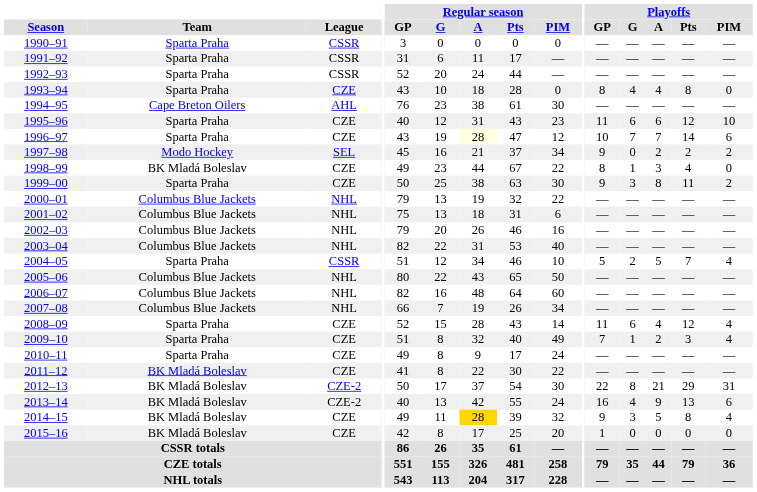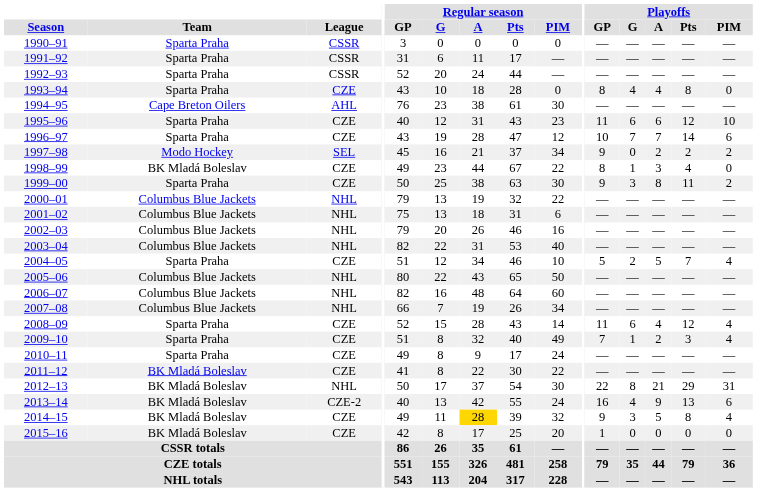(478, 136) lightyellow background -> (478, 136) no background
(344, 261) CSSR -> (344, 261) CZE
(344, 386) CZE-2 -> (344, 386) NHL
